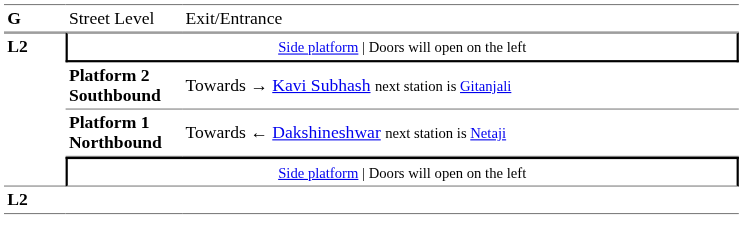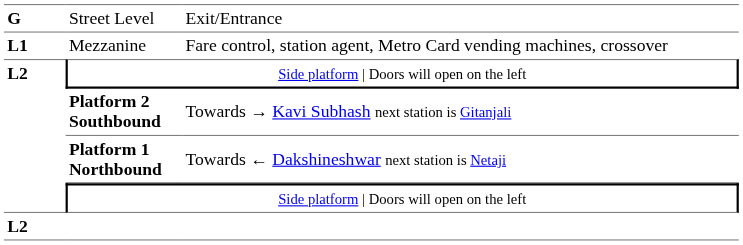+ row: (108, 45)
